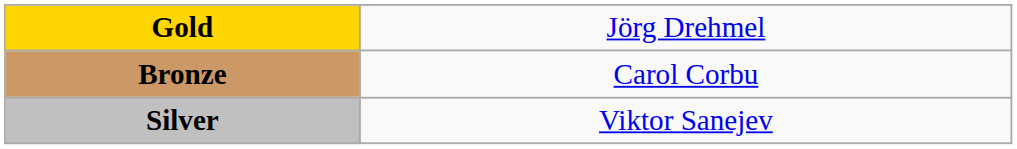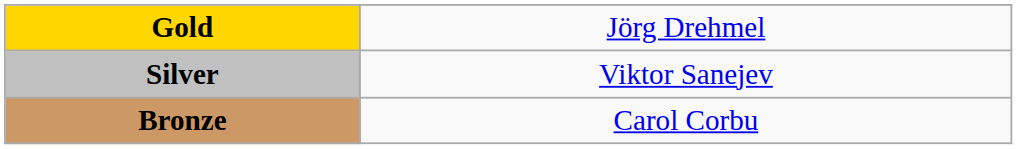rows swapped: (182, 119) <-> (182, 73)
